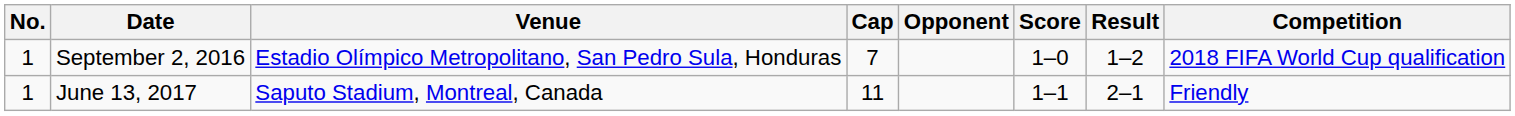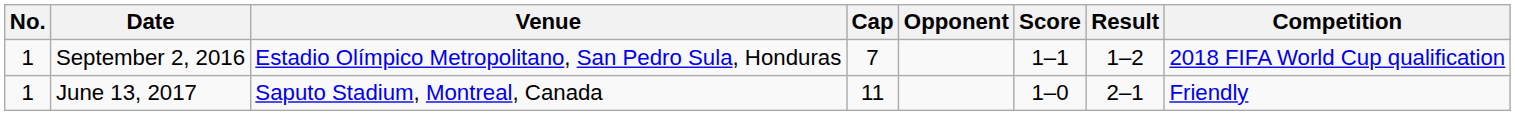(1050, 57) 1–0 -> (1050, 57) 1–1
(1050, 92) 1–1 -> (1050, 92) 1–0
